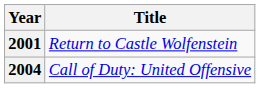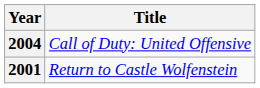rows swapped: (25, 43) <-> (25, 69)
